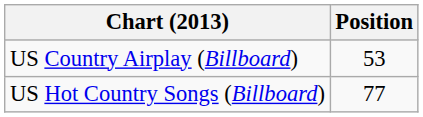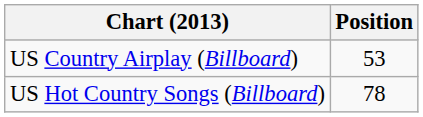(374, 93) 77 -> (374, 93) 78
